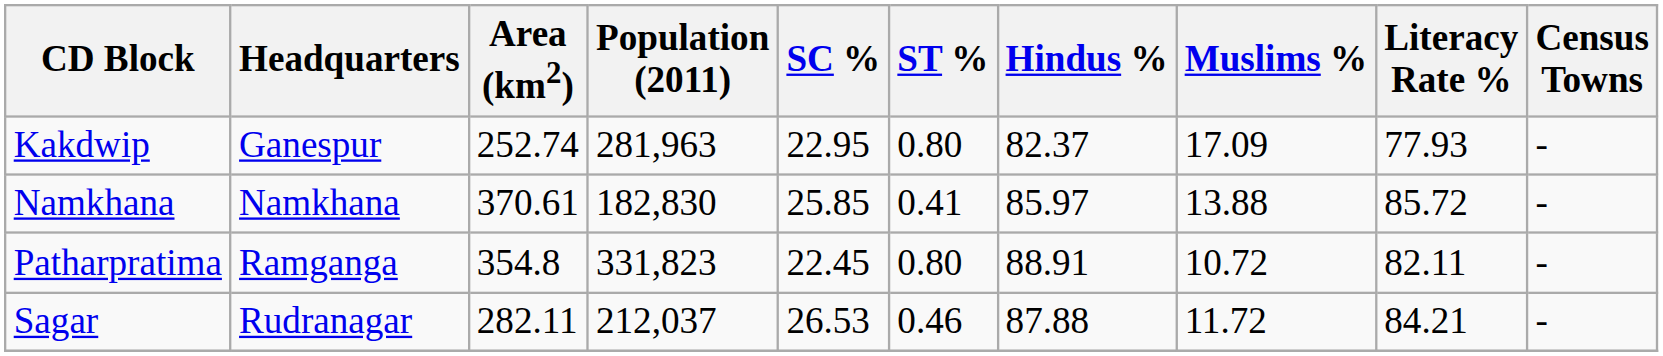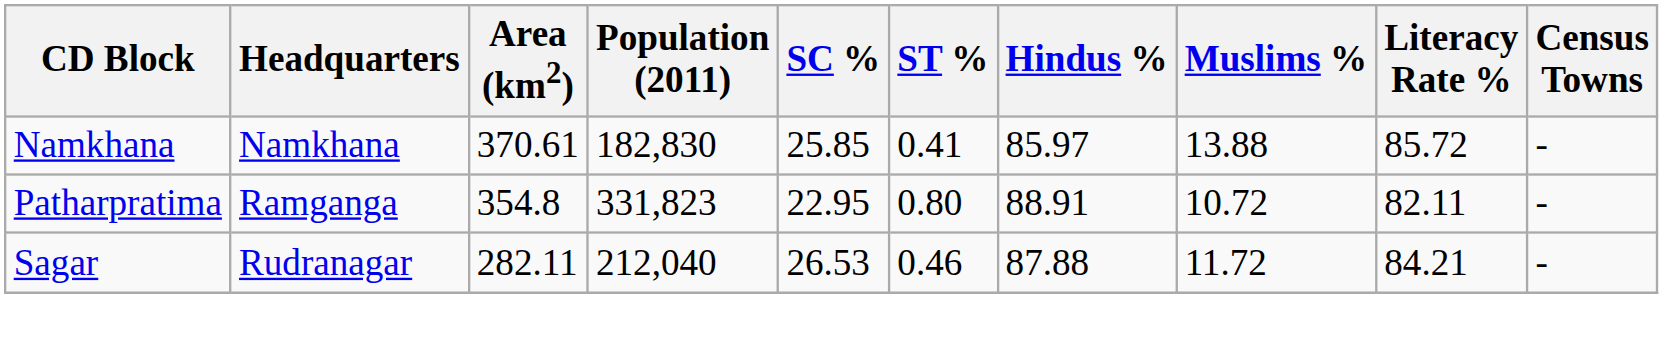- row: (82, 144)
(828, 262) 22.45 -> (828, 203) 22.95
(656, 321) 212,037 -> (656, 262) 212,040
